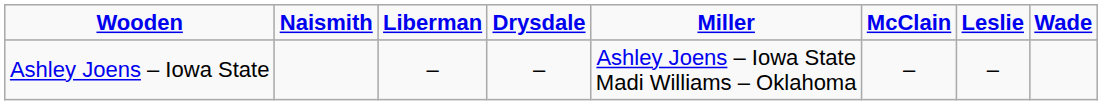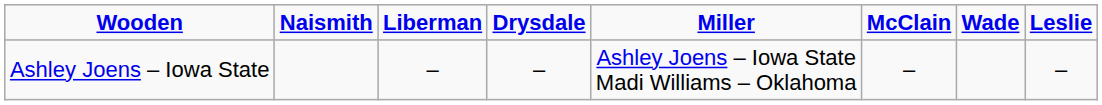columns swapped: (993, 23) <-> (1063, 23)
